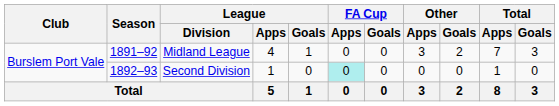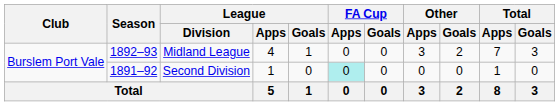(134, 52) 1891–92 -> (134, 52) 1892–93
(134, 71) 1892–93 -> (134, 71) 1891–92
